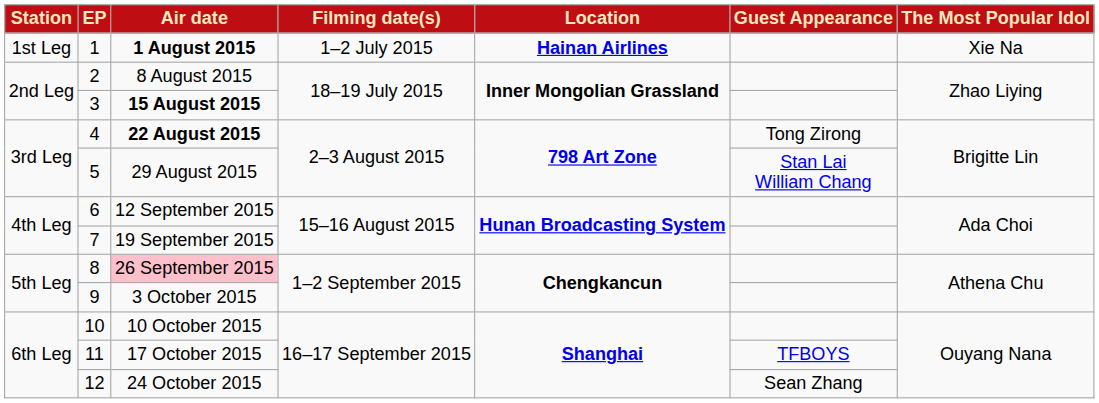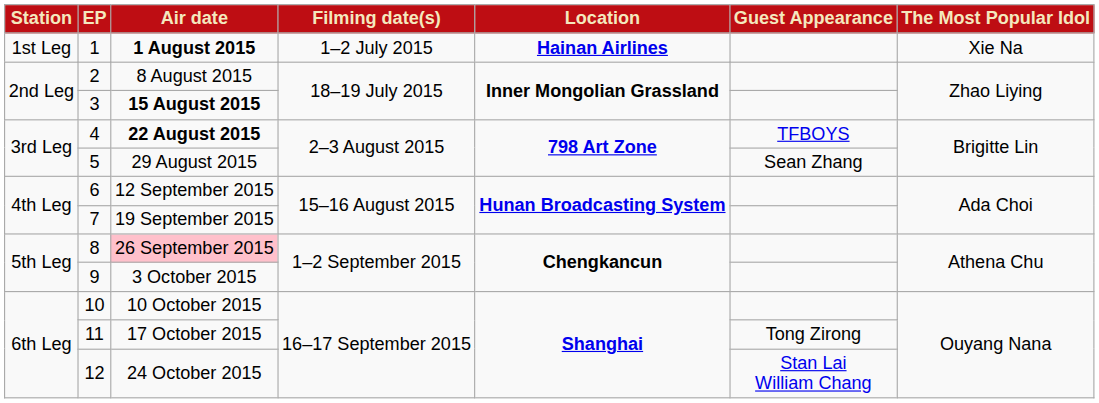(813, 133) Tong Zirong -> (813, 133) TFBOYS
(813, 172) Stan Lai William Chang -> (813, 162) Sean Zhang
(813, 354) TFBOYS -> (813, 334) Tong Zirong
(813, 383) Sean Zhang -> (813, 373) Stan Lai William Chang
